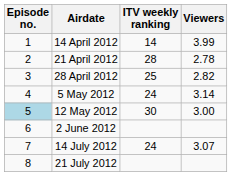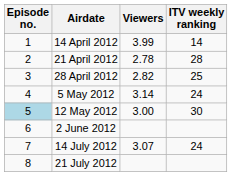columns swapped: (204, 19) <-> (151, 19)
